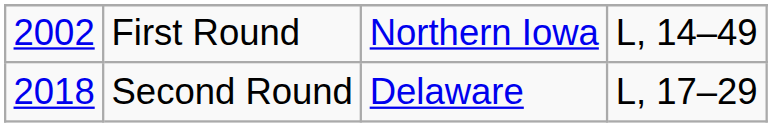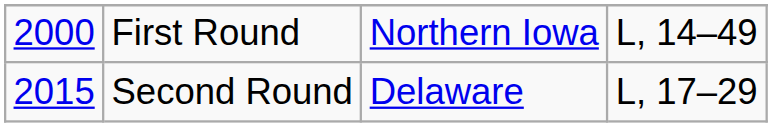(54, 33) 2002 -> (54, 33) 2000
(54, 91) 2018 -> (54, 91) 2015
